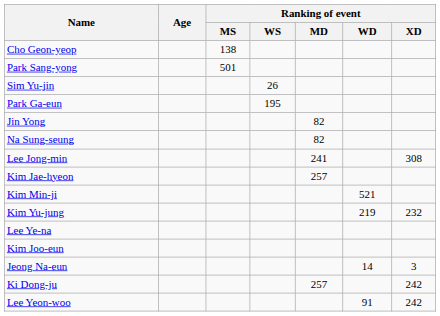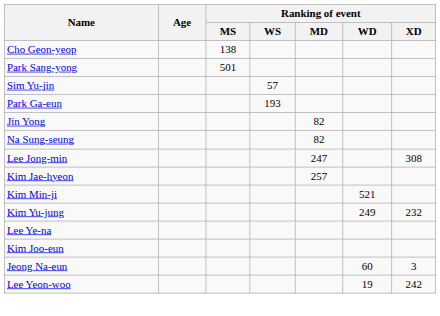(272, 85) 26 -> (272, 85) 57
(272, 103) 195 -> (272, 103) 193
(319, 158) 241 -> (319, 158) 247
(367, 212) 219 -> (367, 212) 249
(367, 266) 14 -> (367, 266) 60
- row: (32, 284)
(367, 302) 91 -> (367, 284) 19
